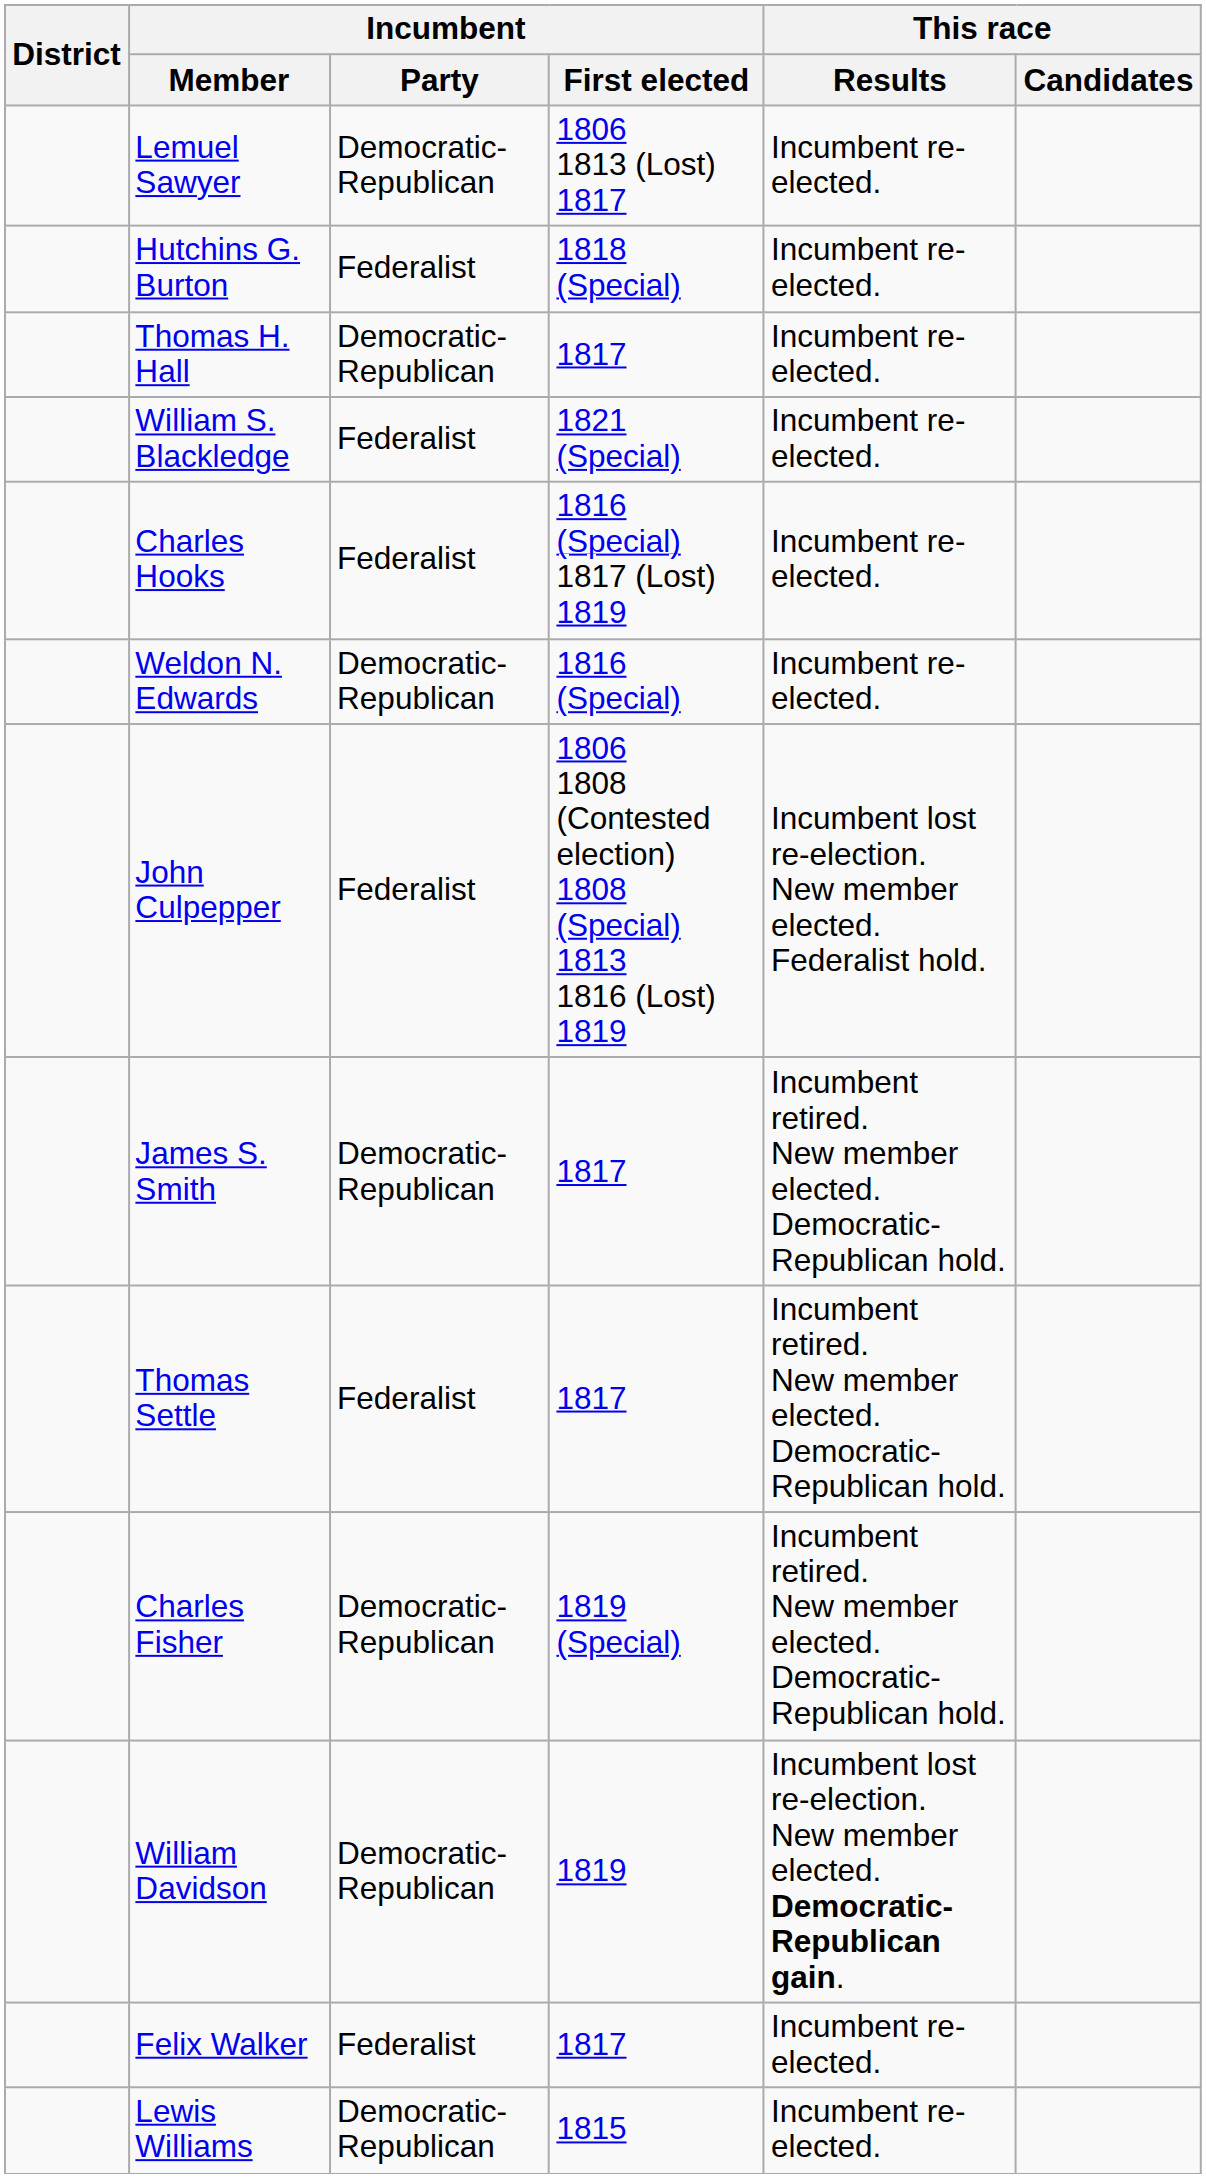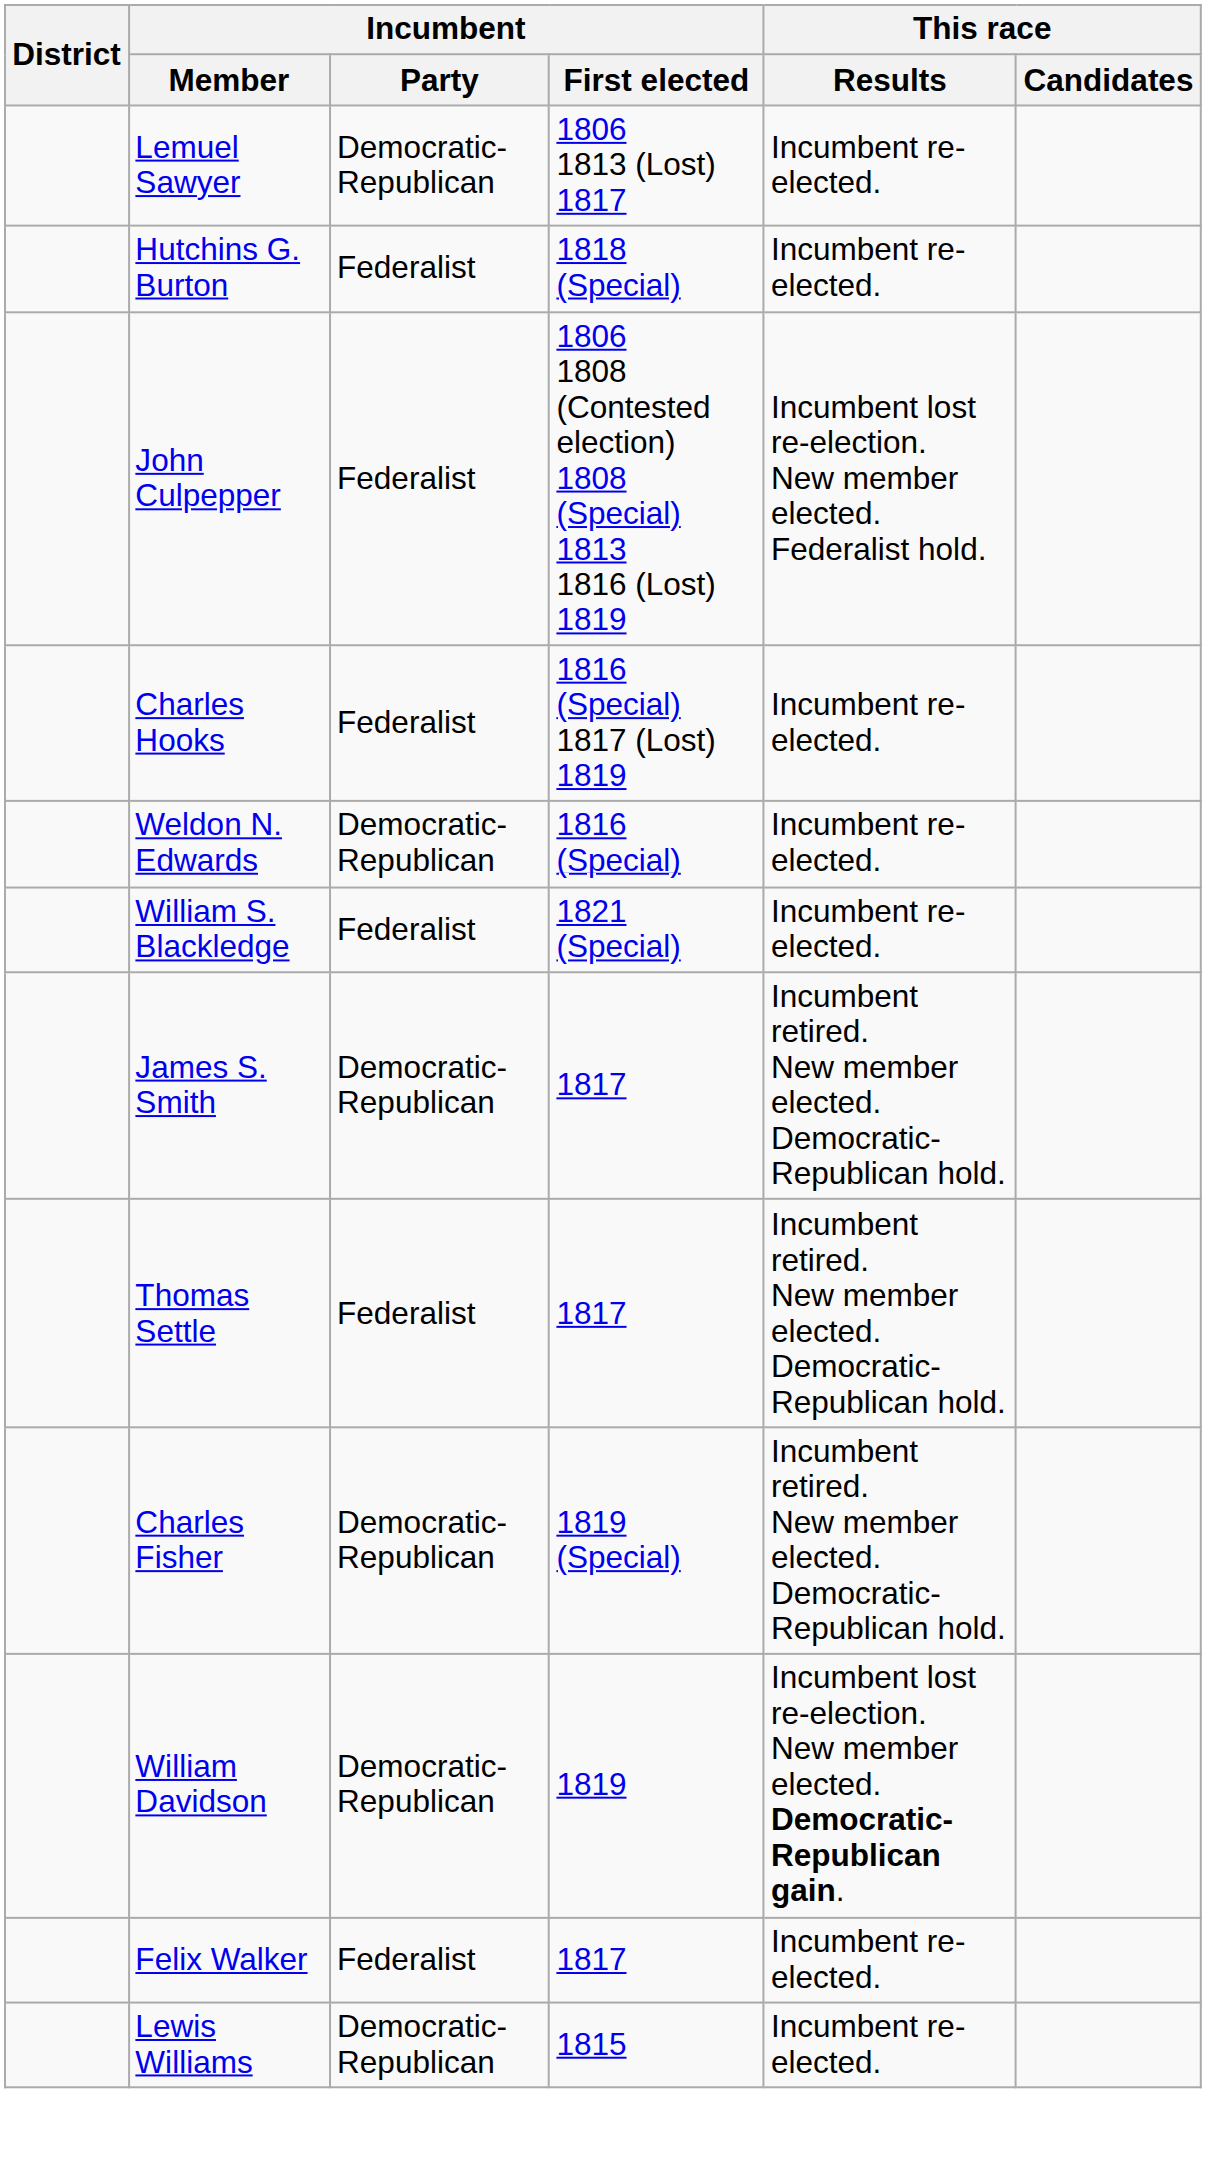- row: (212, 353)
rows swapped: (212, 439) <-> (208, 890)
